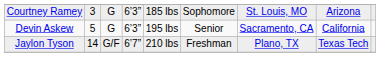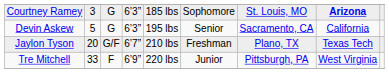(343, 12) normal -> (348, 12) bold
(93, 44) 14 -> (93, 44) 20
+ row: (44, 60)
